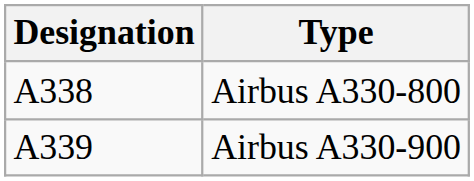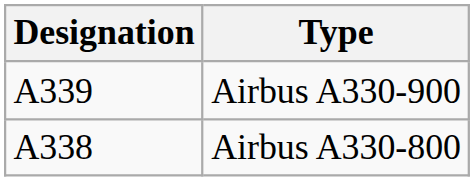rows swapped: (336, 89) <-> (336, 146)
